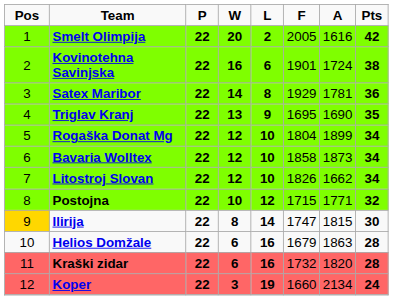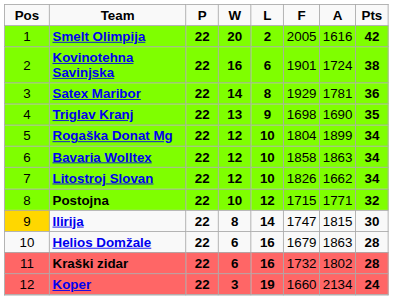(302, 115) 1695 -> (302, 115) 1698
(338, 157) 1873 -> (338, 157) 1863
(338, 263) 1820 -> (338, 263) 1802
